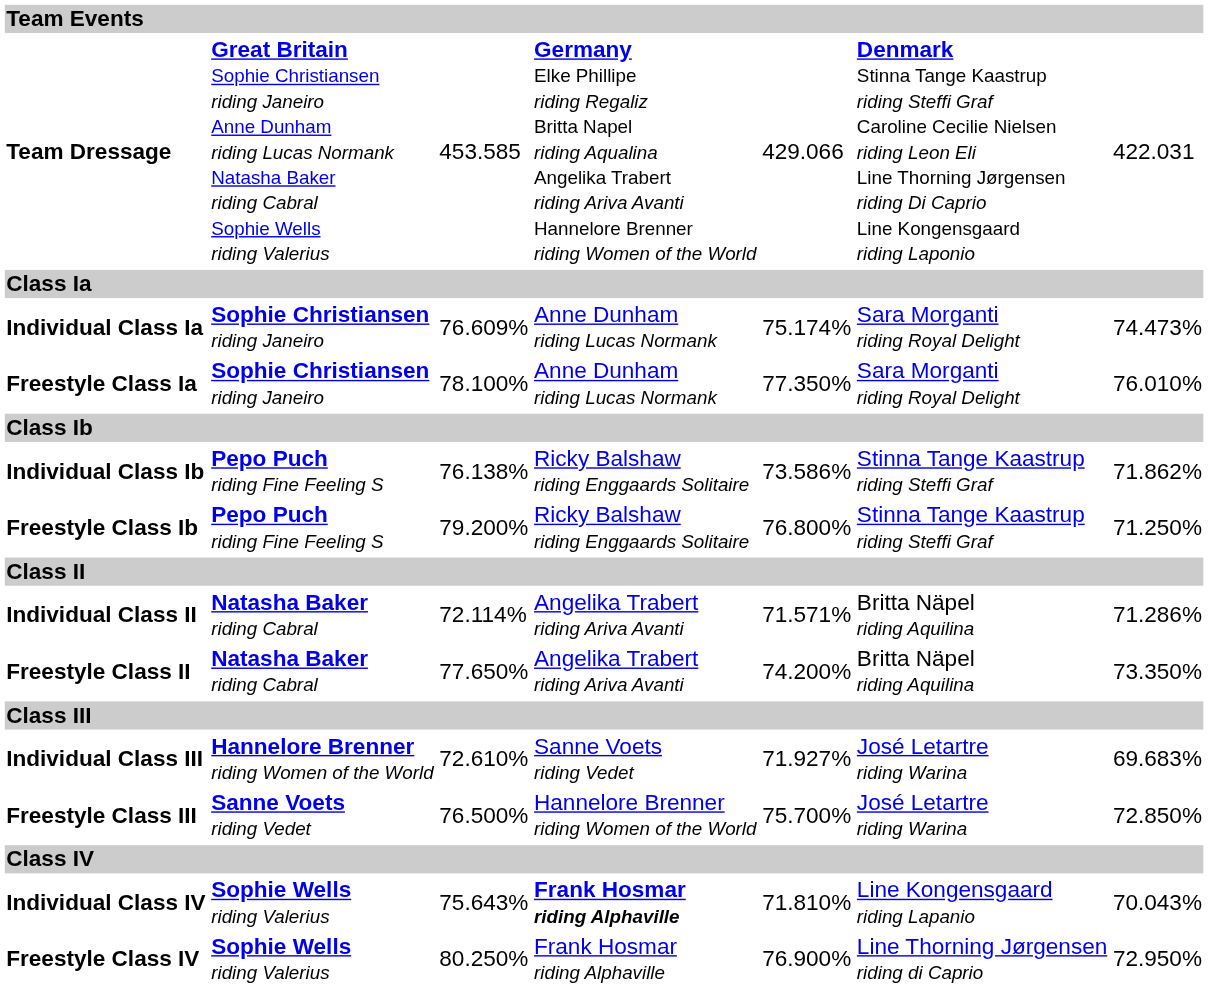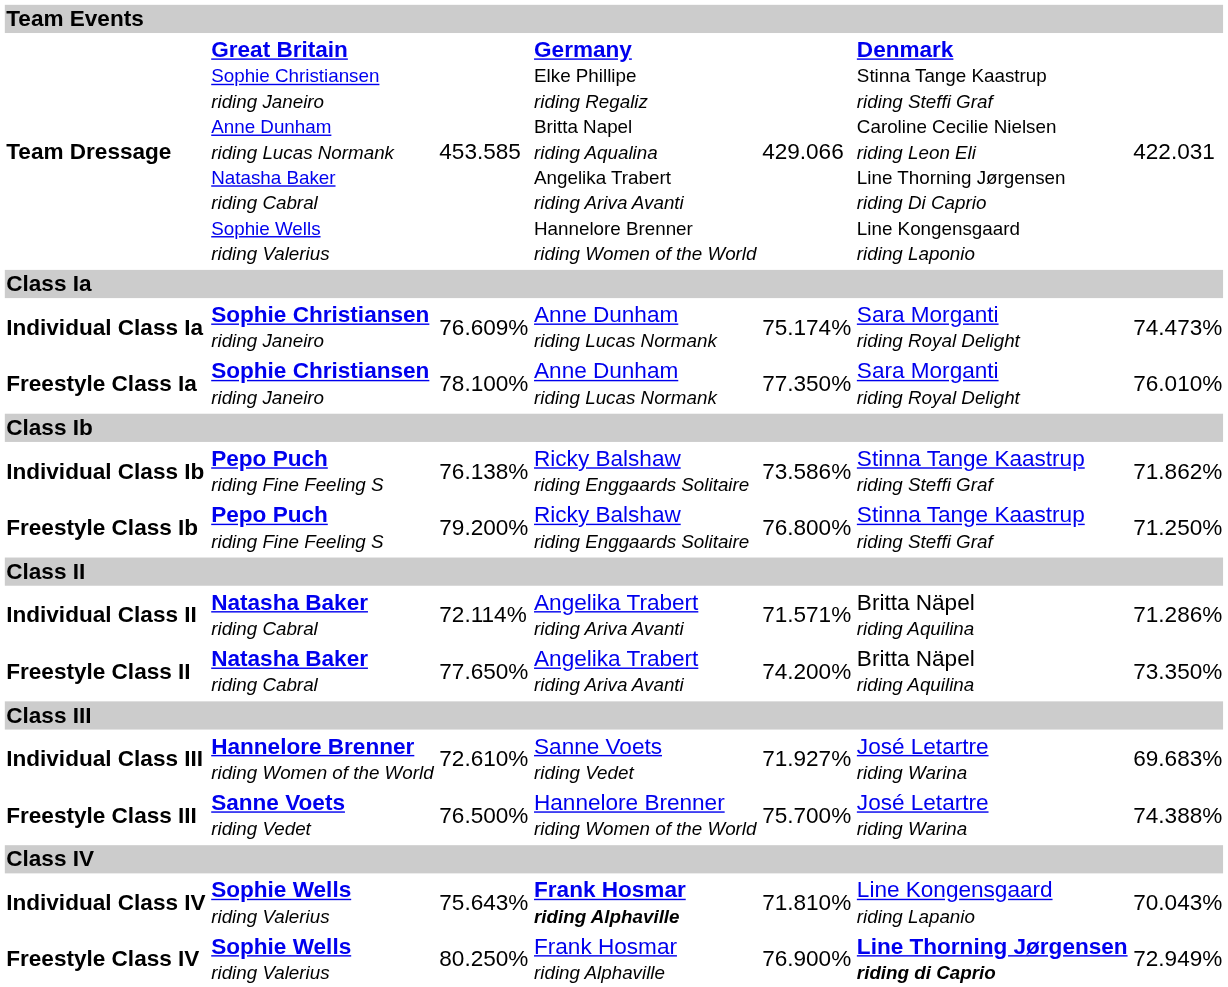(1157, 815) 72.850% -> (1178, 815) 74.388%
(982, 959) normal -> (992, 959) bold
(1157, 959) 72.950% -> (1178, 959) 72.949%
